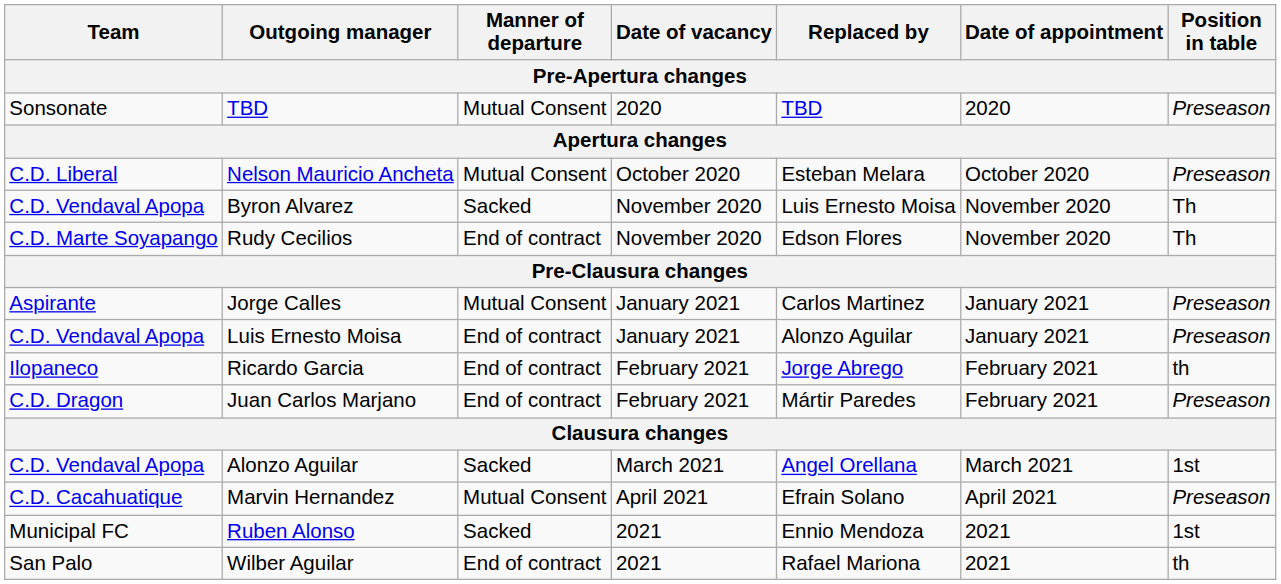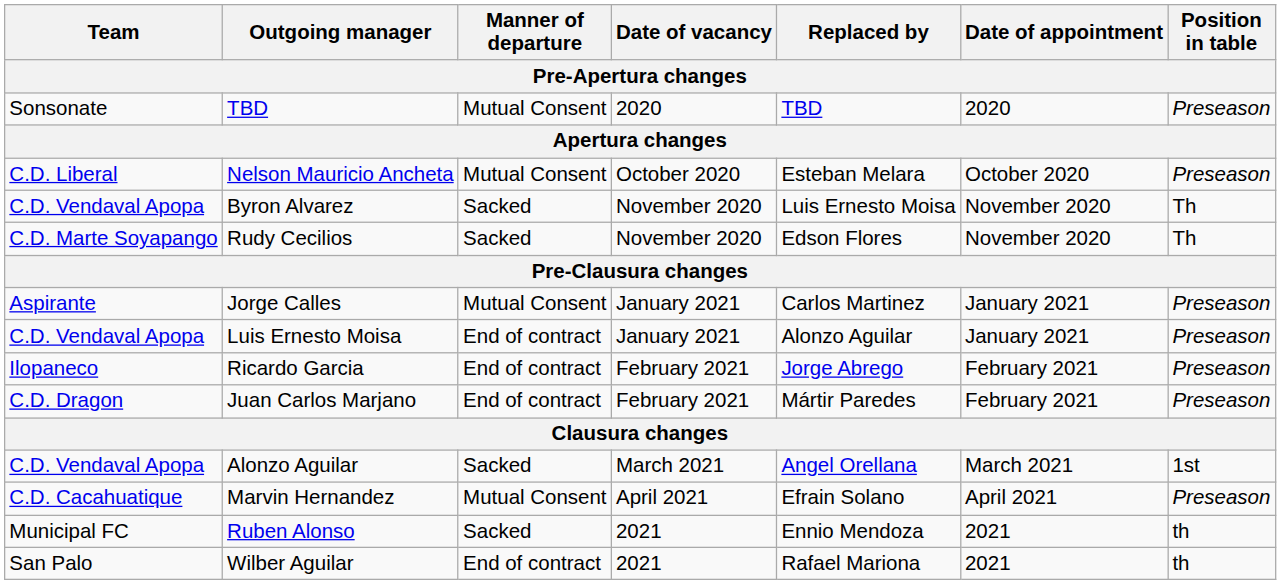(532, 238) End of contract -> (497, 238) Sacked
(1181, 368) th -> (1221, 368) Preseason
(1186, 530) 1st -> (1181, 530) th
